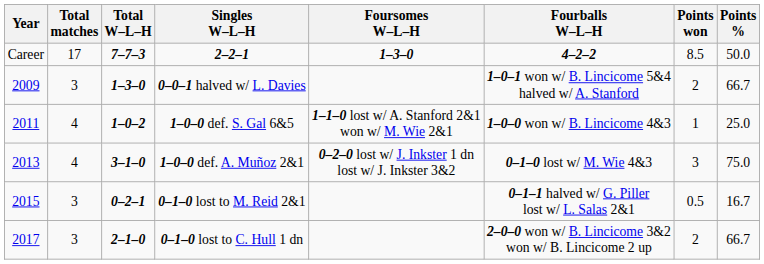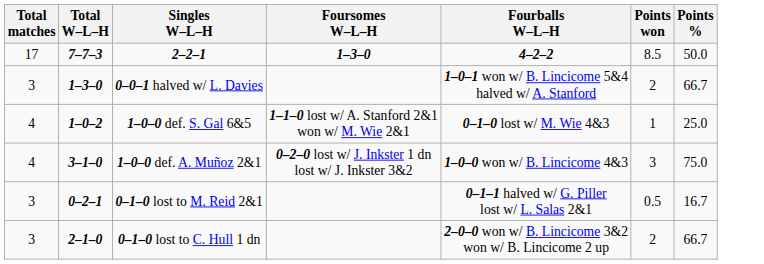- column: (26, 24)
(579, 124) 1–0–0 won w/ B. Lincicome 4&3 -> (536, 124) 0–1–0 lost w/ M. Wie 4&3
(579, 162) 0–1–0 lost w/ M. Wie 4&3 -> (536, 162) 1–0–0 won w/ B. Lincicome 4&3
